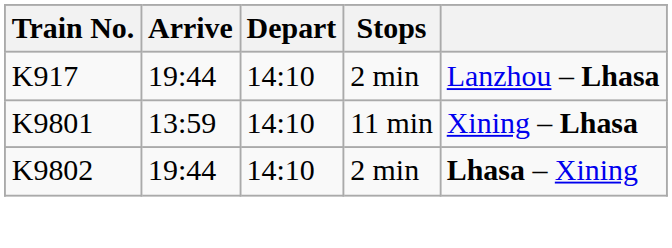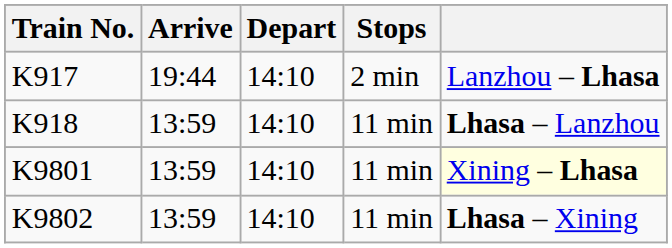+ row: (45, 123)
(542, 123) no background -> (542, 170) lightyellow background
(182, 170) 19:44 -> (182, 218) 13:59
(385, 170) 2 min -> (392, 218) 11 min
